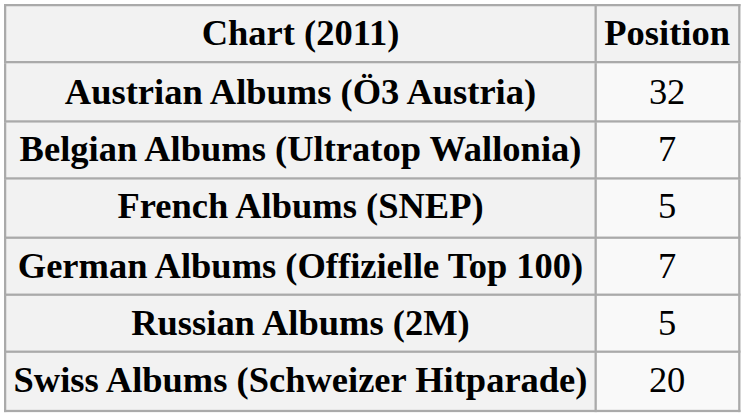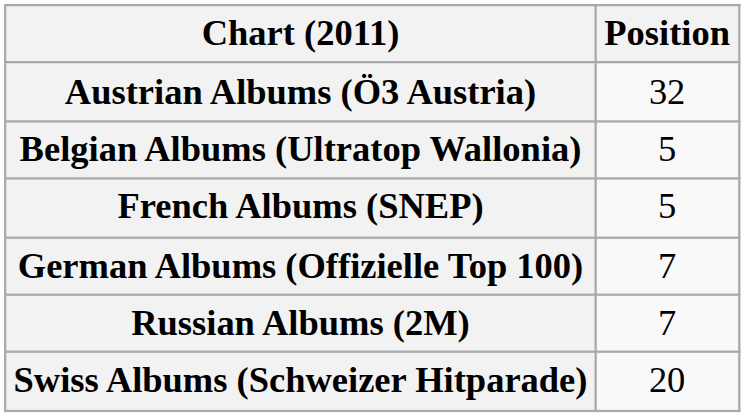(667, 149) 7 -> (667, 149) 5
(667, 322) 5 -> (667, 322) 7
